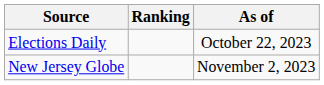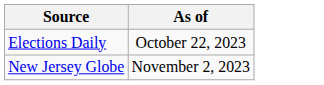- column: (161, 17)
